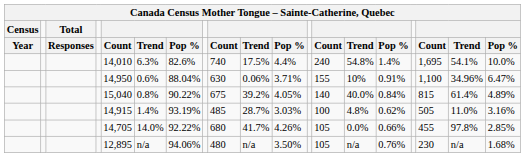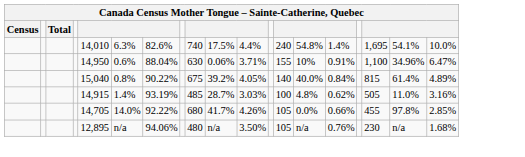- row: (23, 45)
